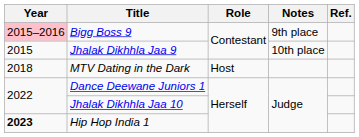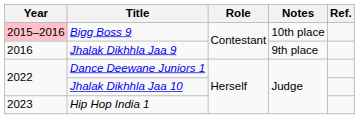(295, 31) 9th place -> (298, 31) 10th place
(20, 50) 2015 -> (20, 50) 2016
(298, 50) 10th place -> (295, 50) 9th place
- row: (130, 68)
(20, 123) bold -> (20, 104) normal
